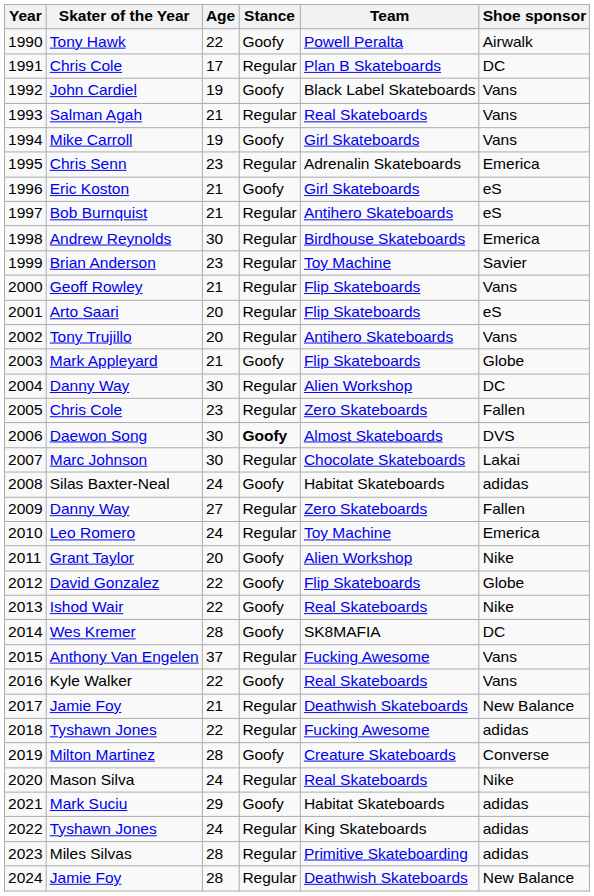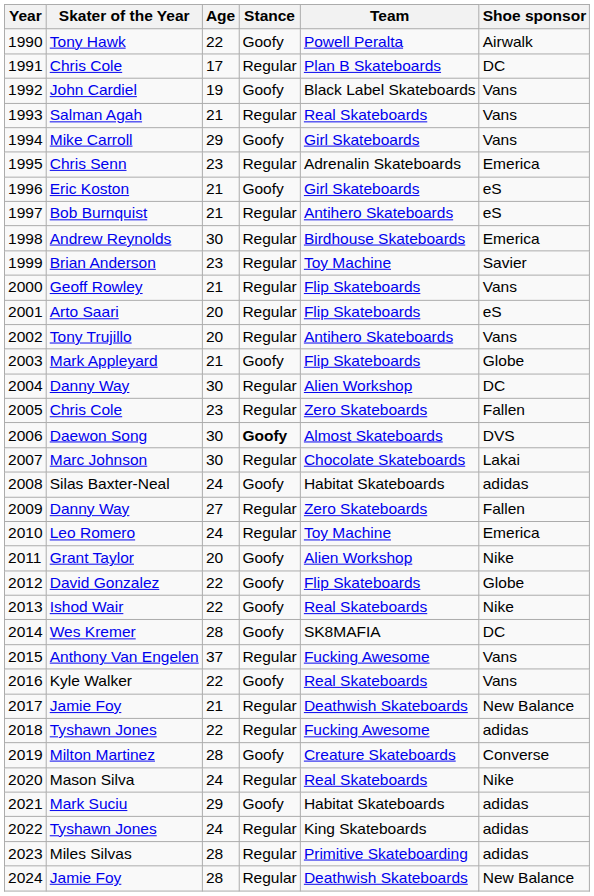(215, 139) 19 -> (215, 139) 29
